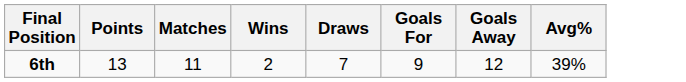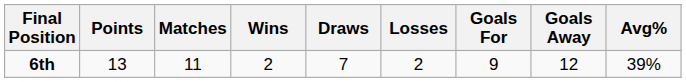+ column: (419, 28)
